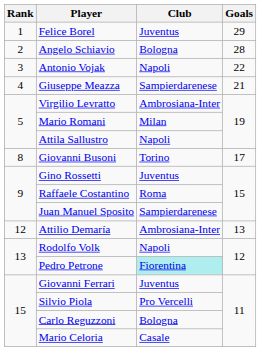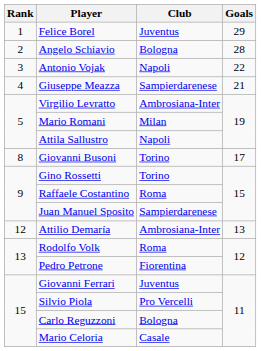(159, 175) Juventus -> (154, 175) Torino
(155, 247) Napoli -> (153, 247) Roma
(163, 265) paleturquoise background -> (163, 265) no background
